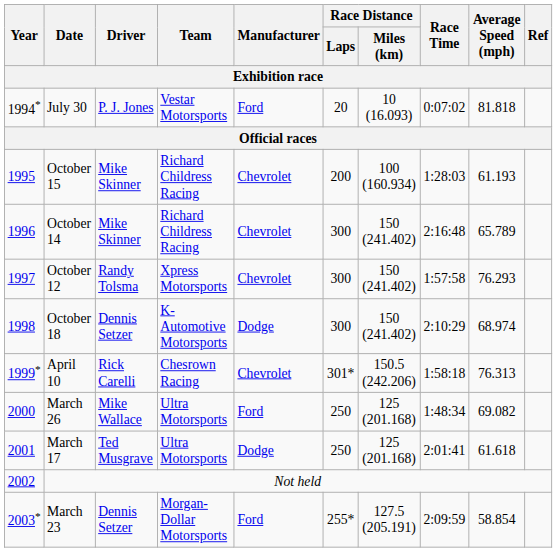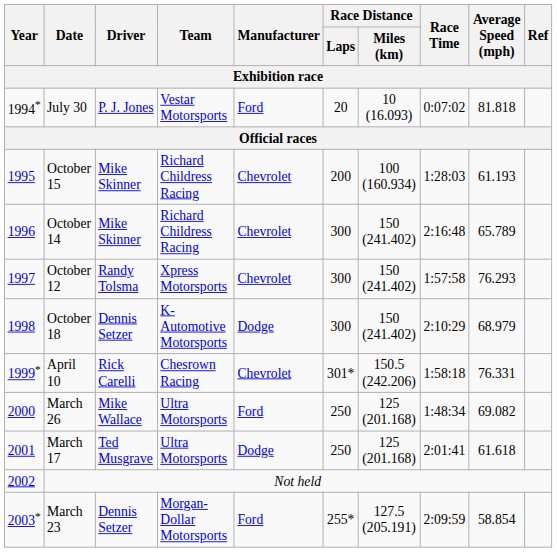(497, 326) 68.974 -> (497, 326) 68.979
(497, 372) 76.313 -> (497, 372) 76.331
